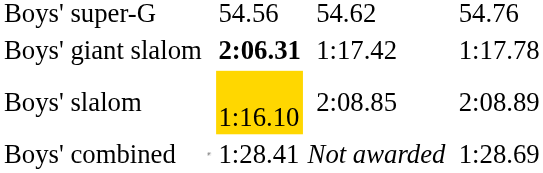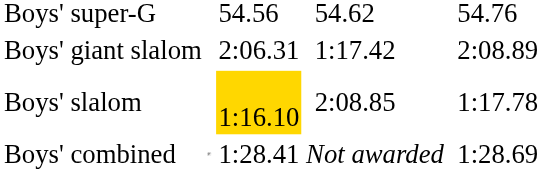(260, 50) bold -> (259, 50) normal
(499, 50) 1:17.78 -> (498, 50) 2:08.89
(499, 102) 2:08.89 -> (498, 102) 1:17.78
